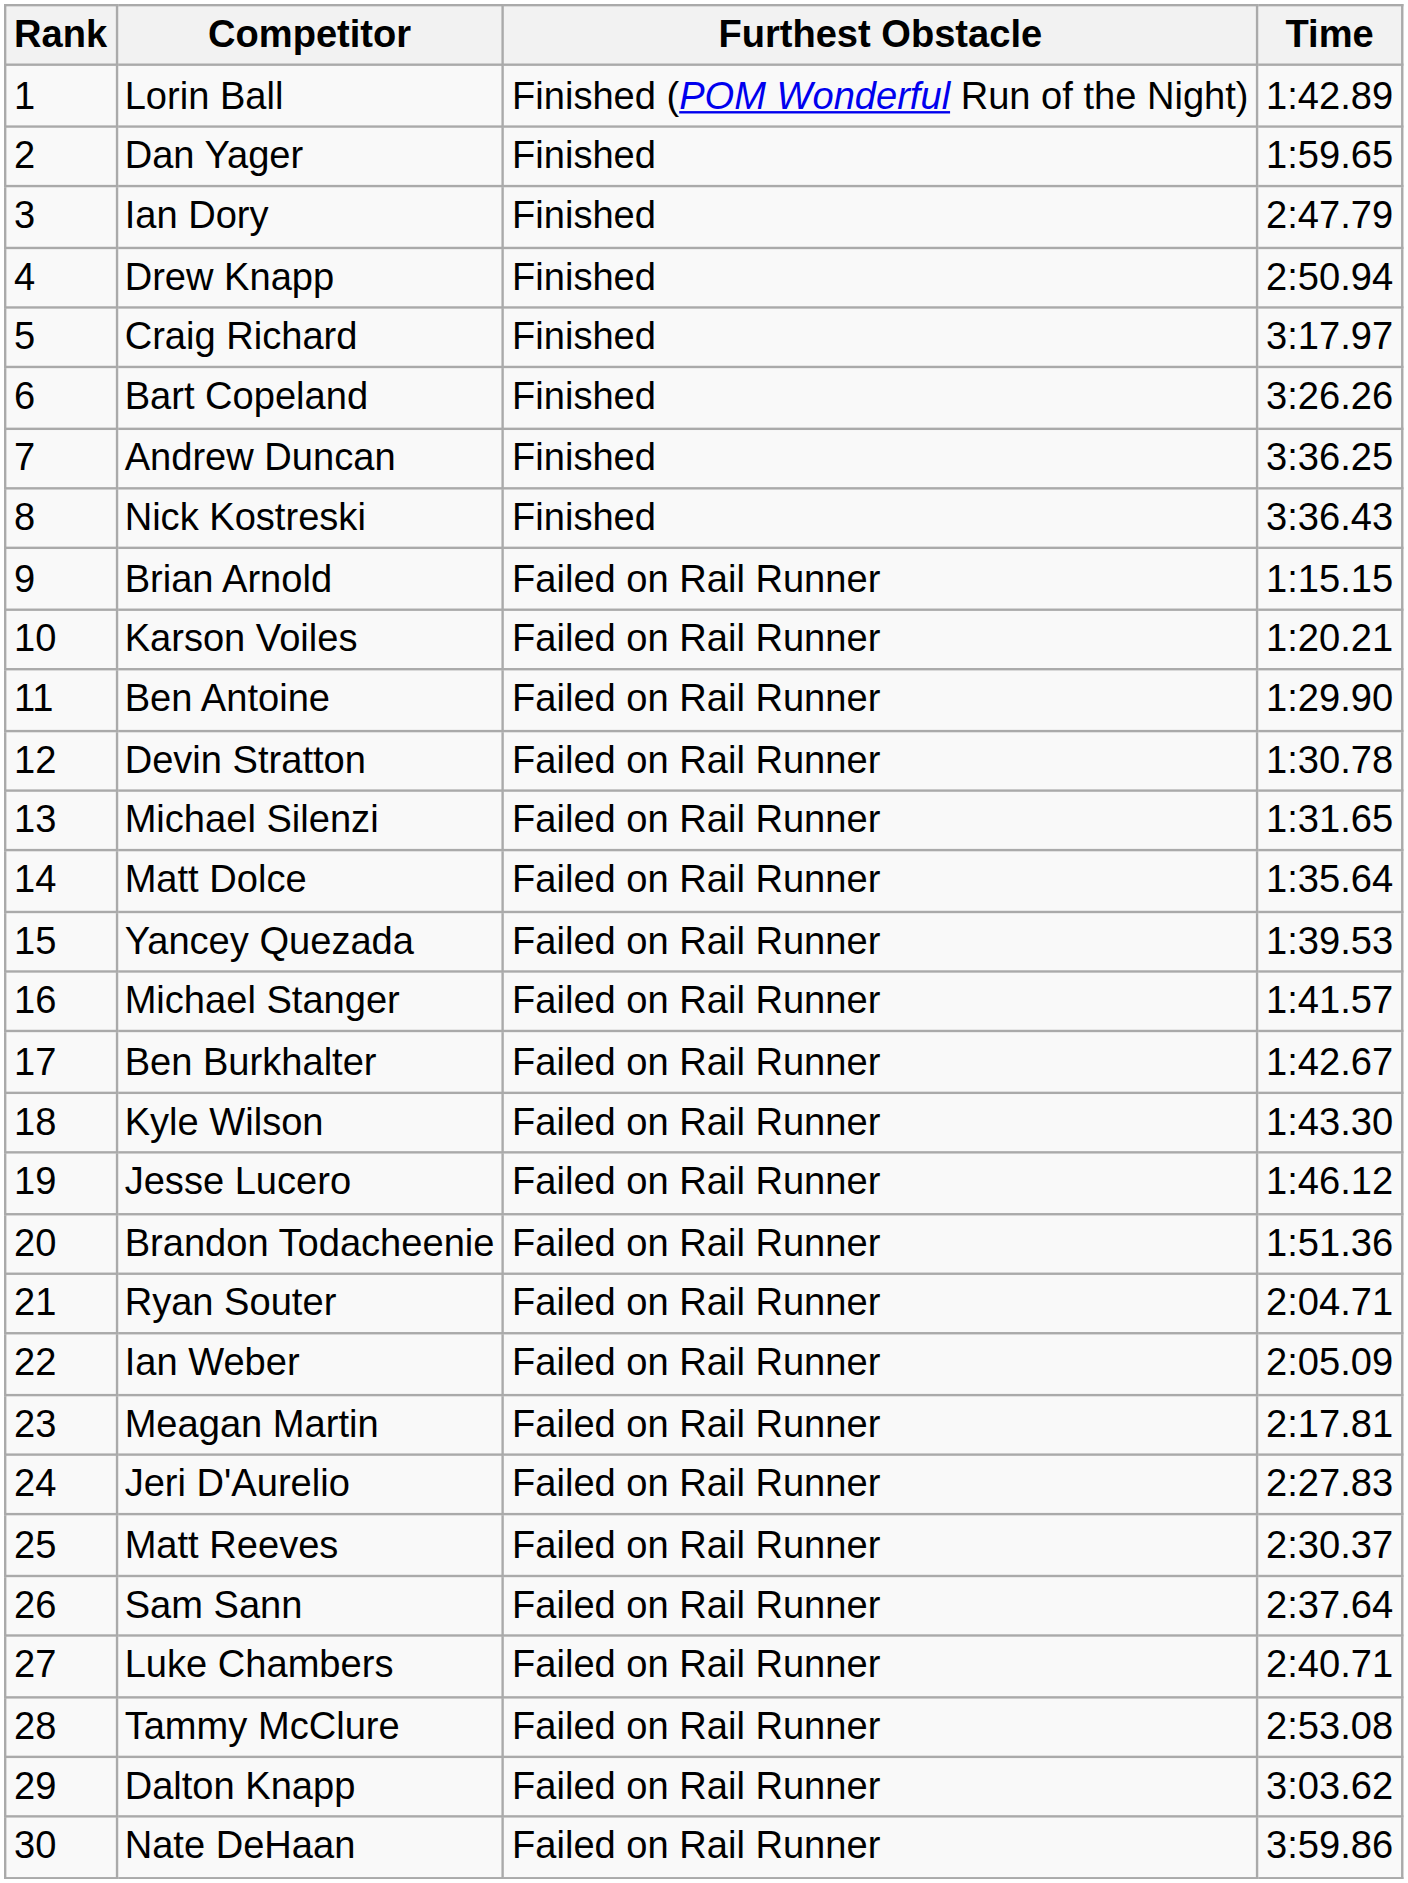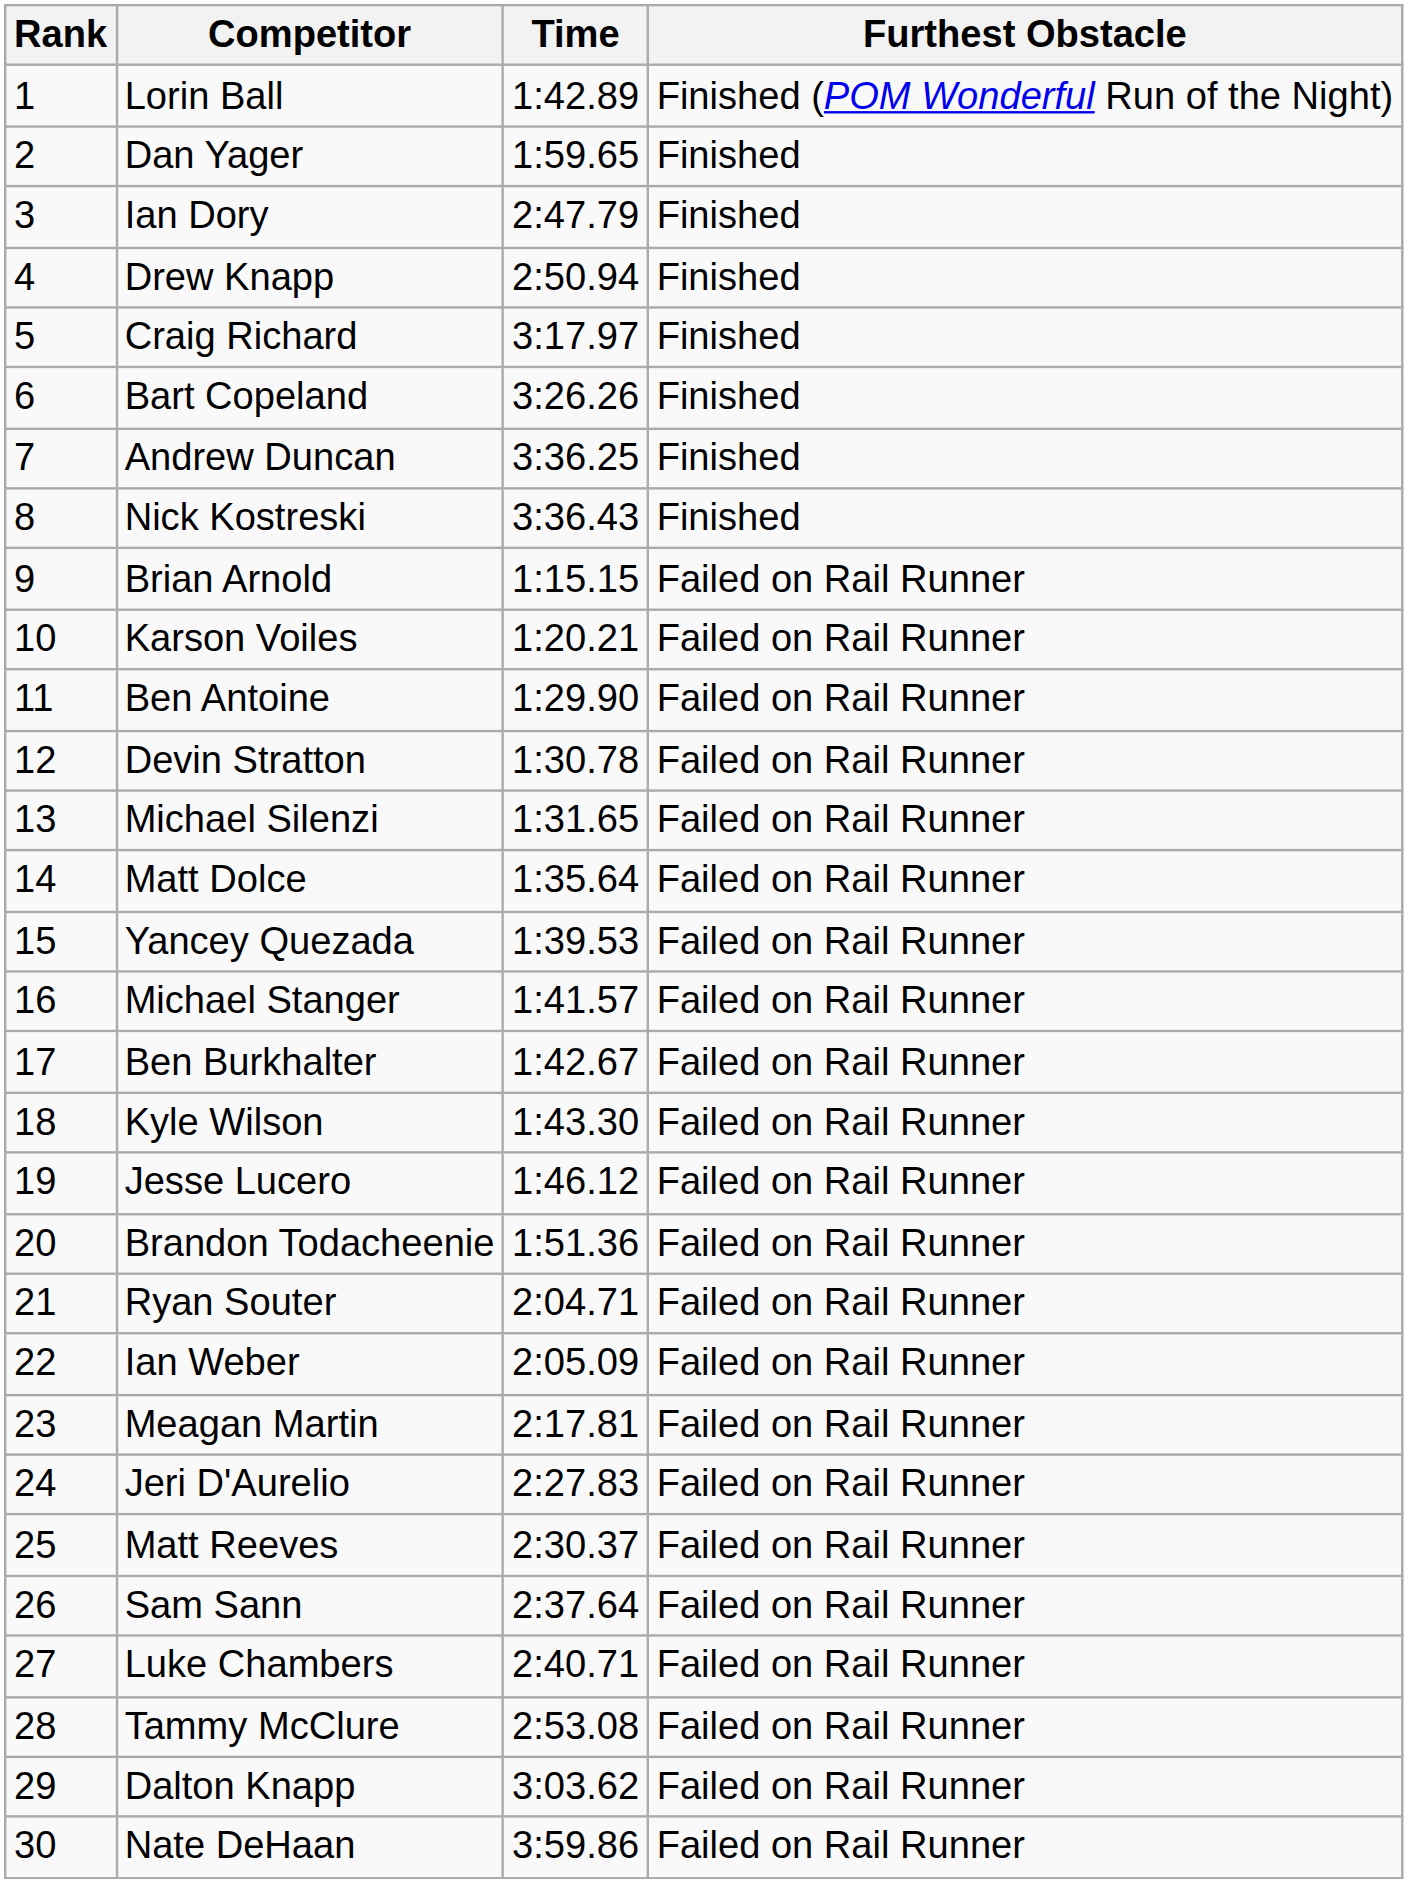columns swapped: (1330, 34) <-> (880, 34)
